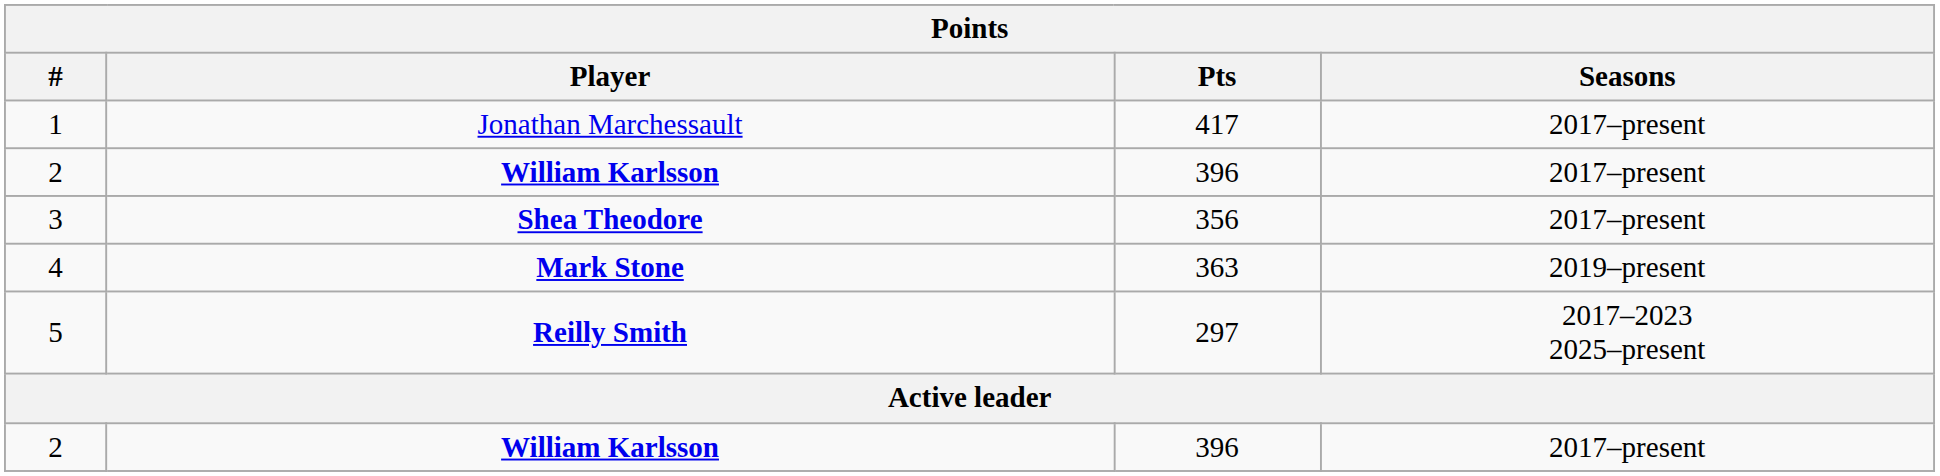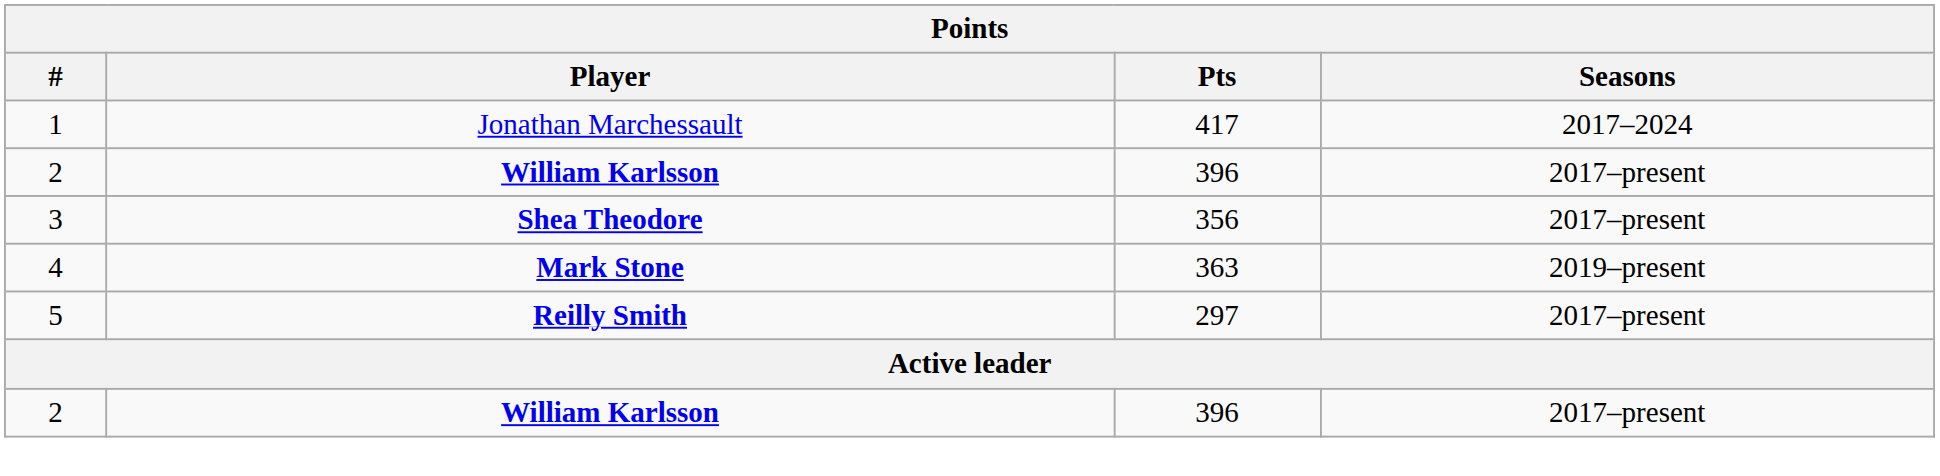(1627, 124) 2017–present -> (1627, 124) 2017–2024
(1627, 333) 2017–2023 2025–present -> (1627, 315) 2017–present
